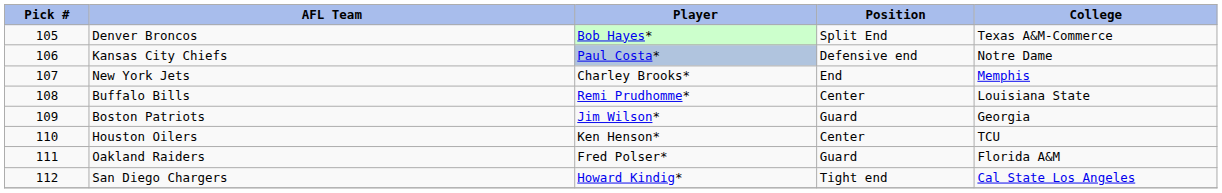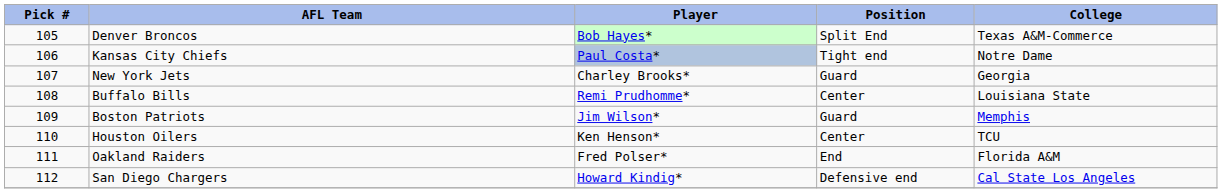(869, 55) Defensive end -> (854, 55) Tight end
(831, 76) End -> (839, 76) Guard
(1004, 76) Memphis -> (1004, 76) Georgia
(1004, 116) Georgia -> (1004, 116) Memphis
(839, 157) Guard -> (831, 157) End
(854, 177) Tight end -> (869, 177) Defensive end
